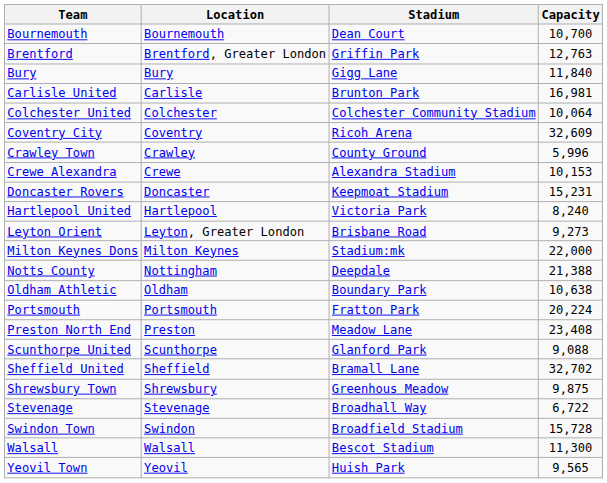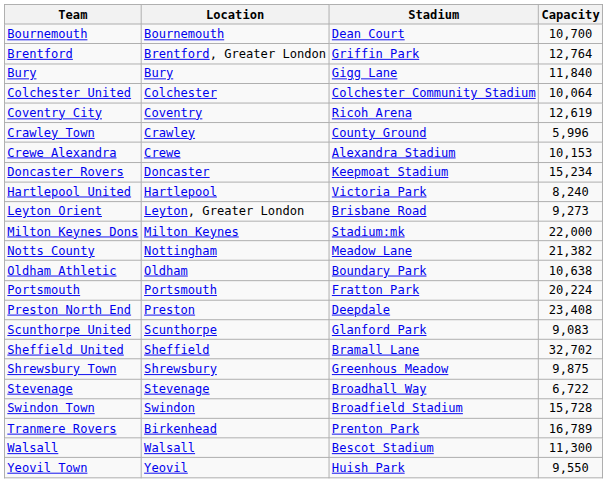(571, 54) 12,763 -> (571, 54) 12,764
- row: (62, 93)
(571, 133) 32,609 -> (571, 113) 12,619
(571, 192) 15,231 -> (571, 172) 15,234
(361, 270) Deepdale -> (372, 251) Meadow Lane
(571, 270) 21,388 -> (571, 251) 21,382
(372, 330) Meadow Lane -> (361, 310) Deepdale
(571, 349) 9,088 -> (571, 330) 9,083
+ row: (62, 428)
(571, 468) 9,565 -> (571, 468) 9,550
